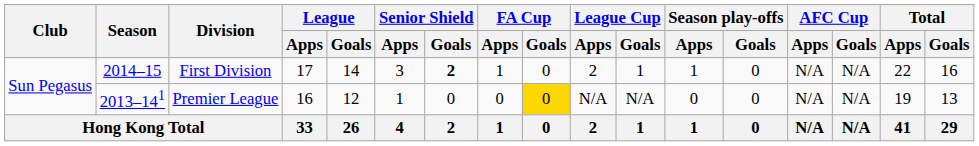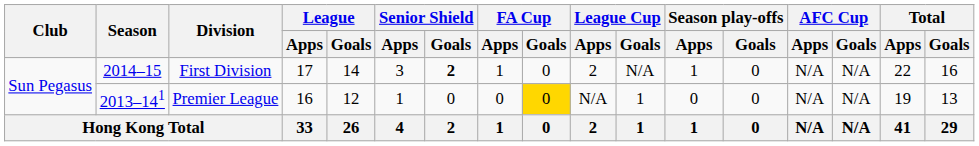(640, 70) 1 -> (640, 70) N/A
(640, 99) N/A -> (640, 99) 1
